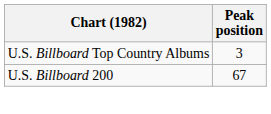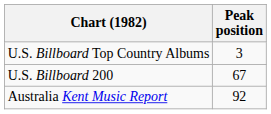+ row: (87, 97)
